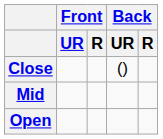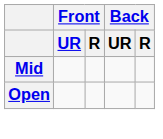- row: (30, 69)
